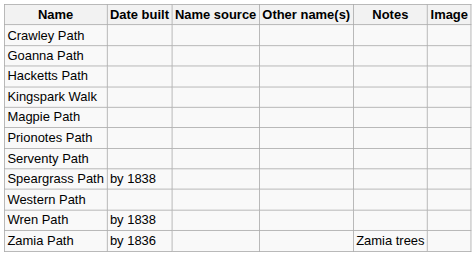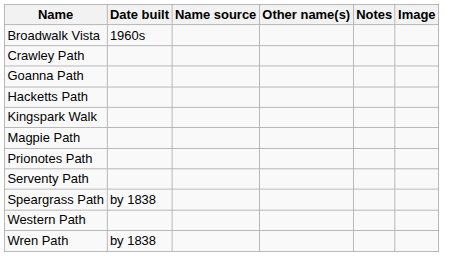+ row: (54, 35)
- row: (41, 240)
